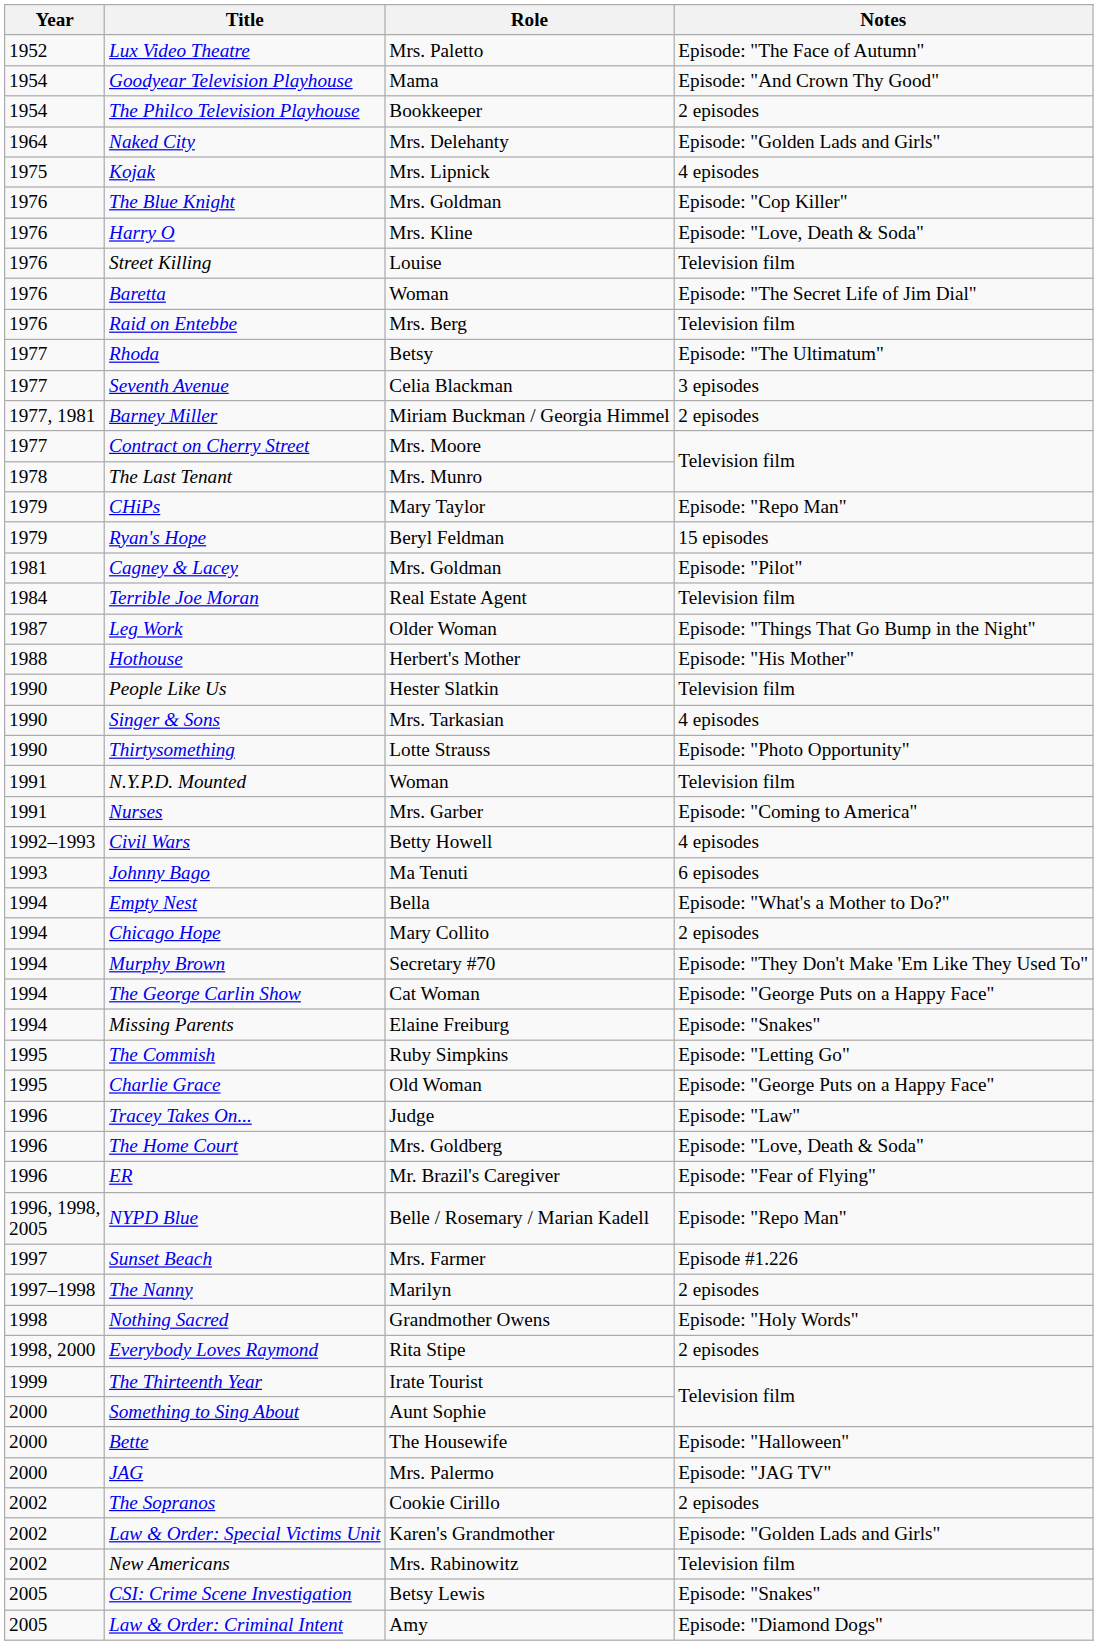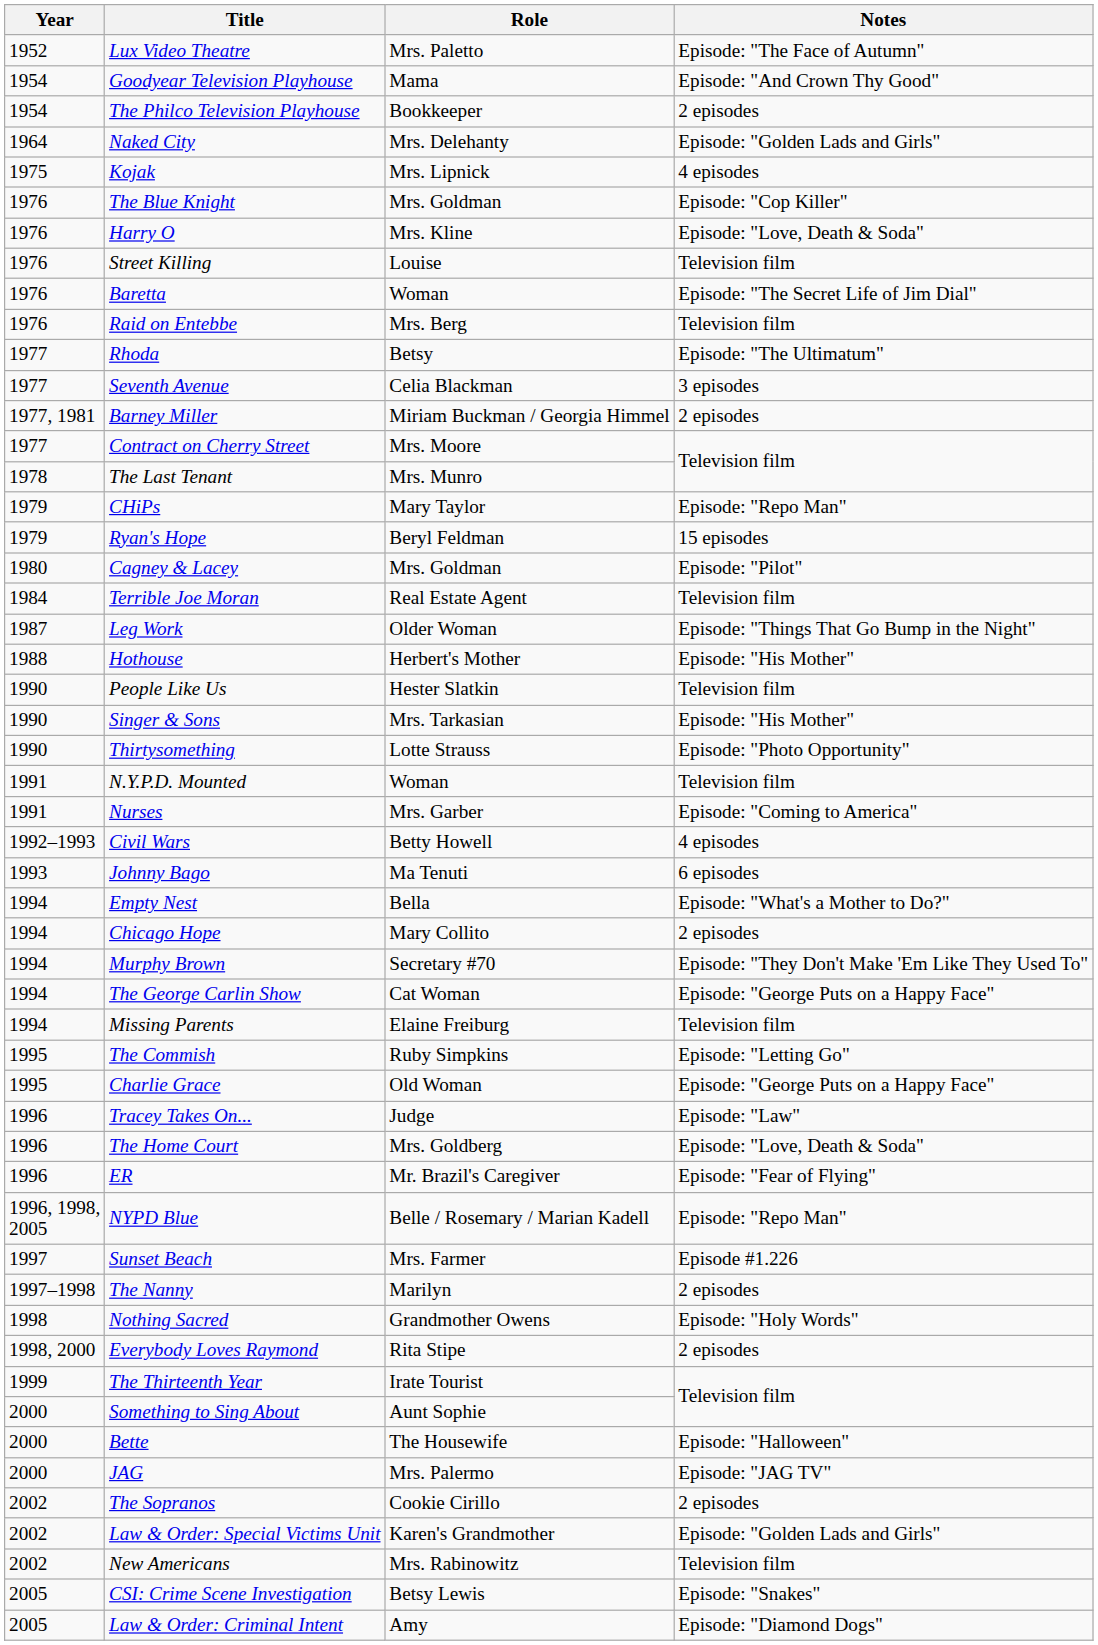(28, 567) 1981 -> (28, 567) 1980
(719, 720) 4 episodes -> (766, 720) Episode: "His Mother"
(749, 1024) Episode: "Snakes" -> (737, 1024) Television film
